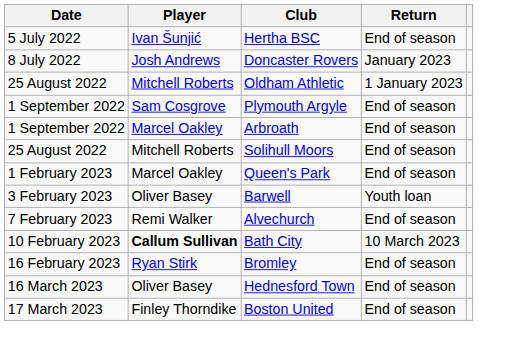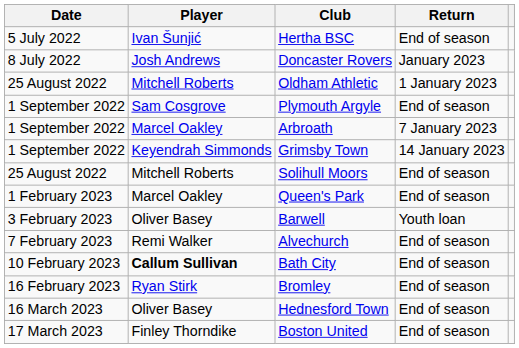(410, 128) End of season -> (448, 128) 7 January 2023
+ row: (323, 151)
(412, 241) 10 March 2023 -> (444, 264) End of season
